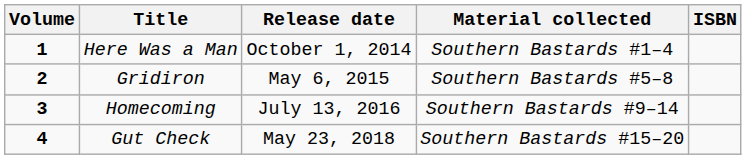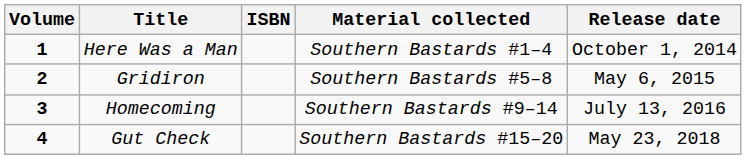columns swapped: (329, 20) <-> (715, 20)
